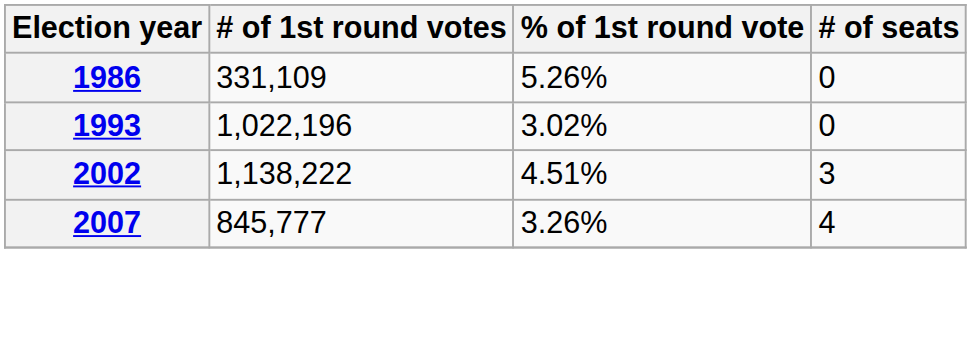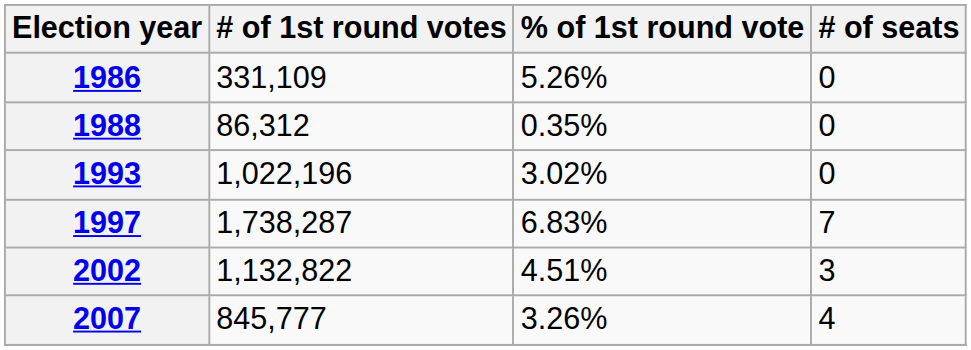+ row: (107, 125)
+ row: (107, 222)
(284, 174) 1,138,222 -> (284, 271) 1,132,822
